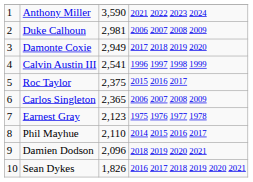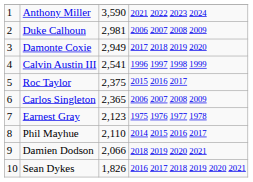(114, 151) 2,096 -> (114, 151) 2,066
